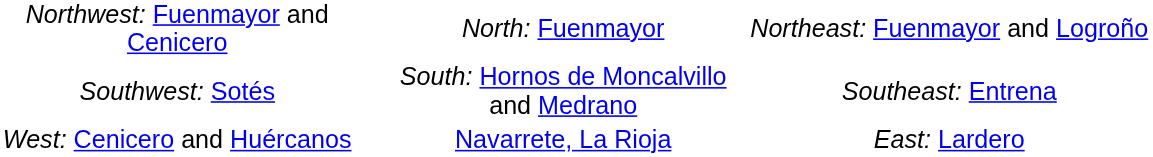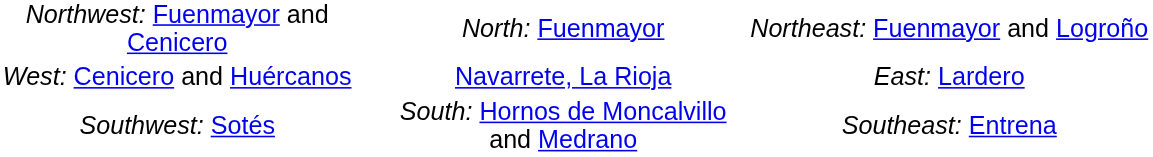rows swapped: (177, 140) <-> (177, 91)
